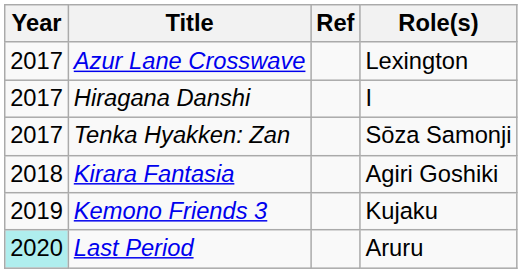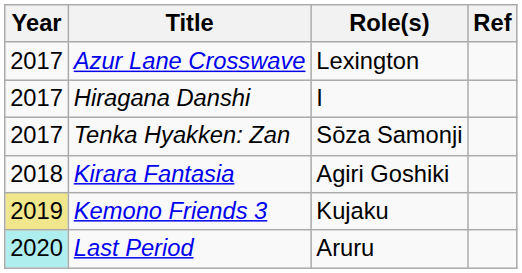columns swapped: (438, 23) <-> (335, 23)
(37, 211) no background -> (37, 211) khaki background
